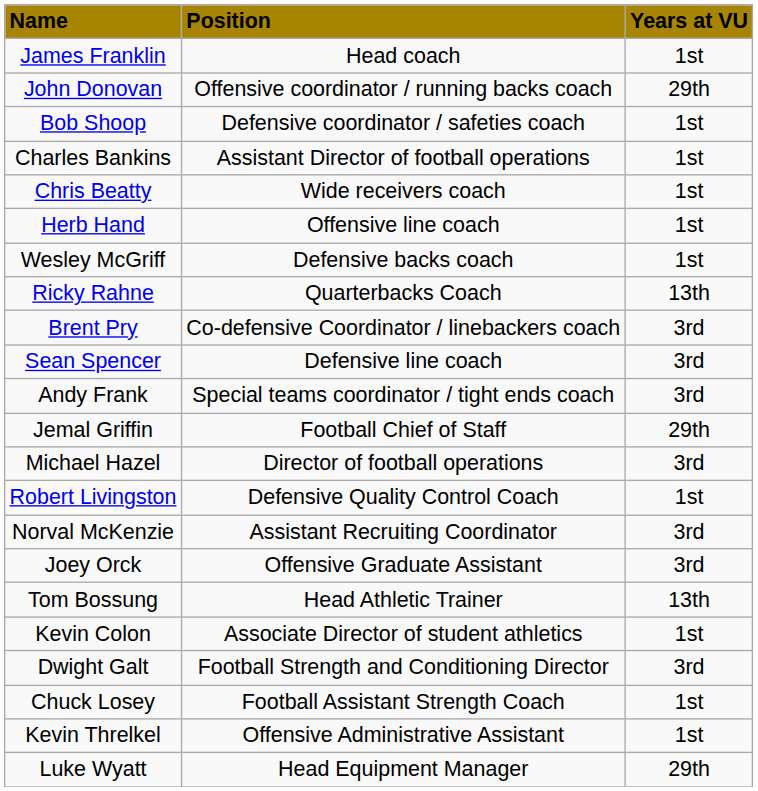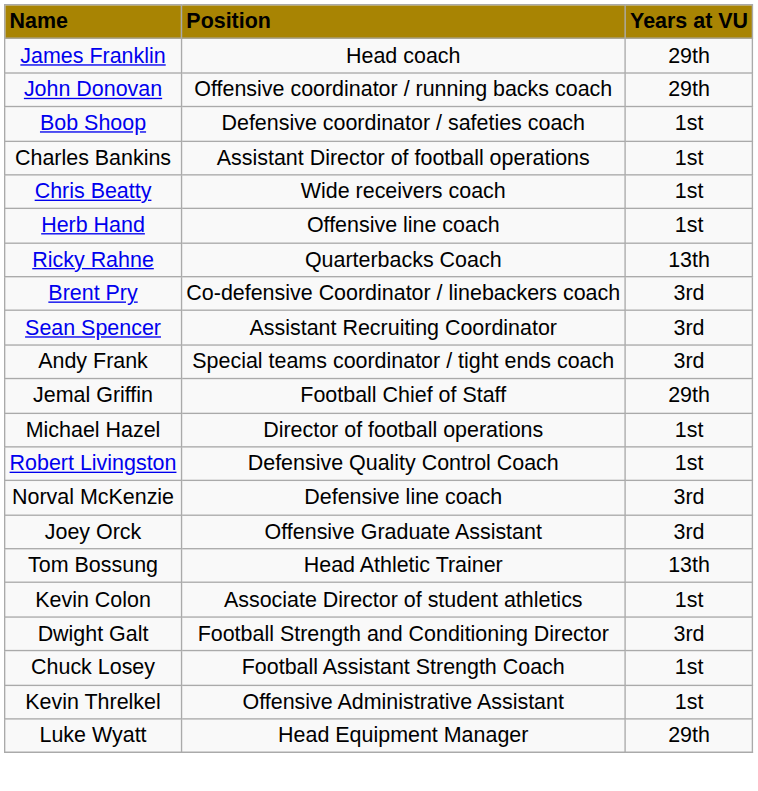(689, 55) 1st -> (689, 55) 29th
- row: (93, 259)
(403, 361) Defensive line coach -> (403, 327) Assistant Recruiting Coordinator
(689, 463) 3rd -> (689, 429) 1st
(403, 531) Assistant Recruiting Coordinator -> (403, 497) Defensive line coach
